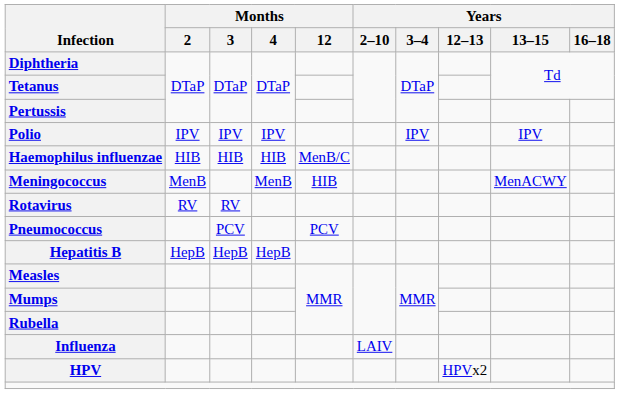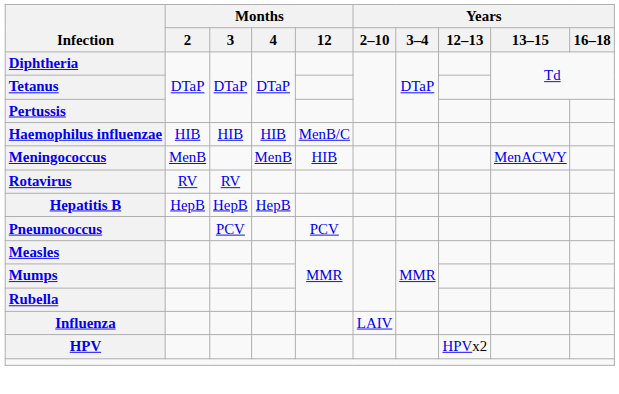- row: (25, 134)
rows swapped: (55, 228) <-> (85, 252)
